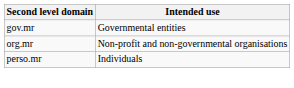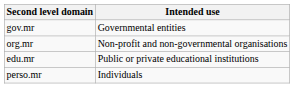+ row: (21, 59)
